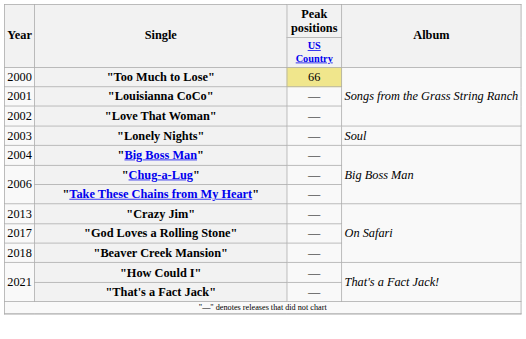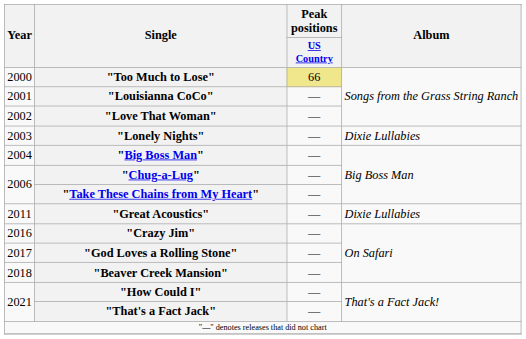(355, 135) Soul -> (382, 135) Dixie Lullabies
+ row: (161, 213)
(20, 213) 2013 -> (20, 233) 2016
